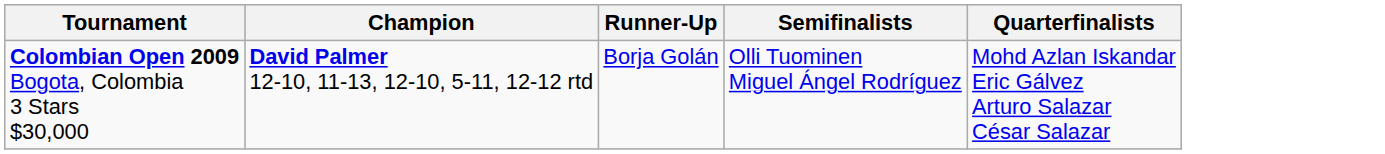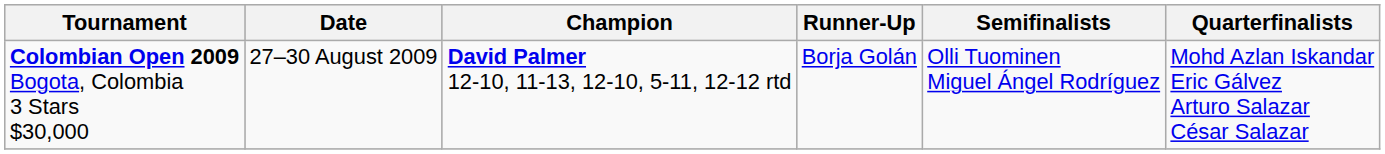+ column: (343, 22)
